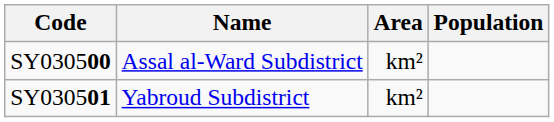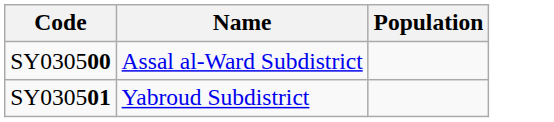- column: (398, 23)
